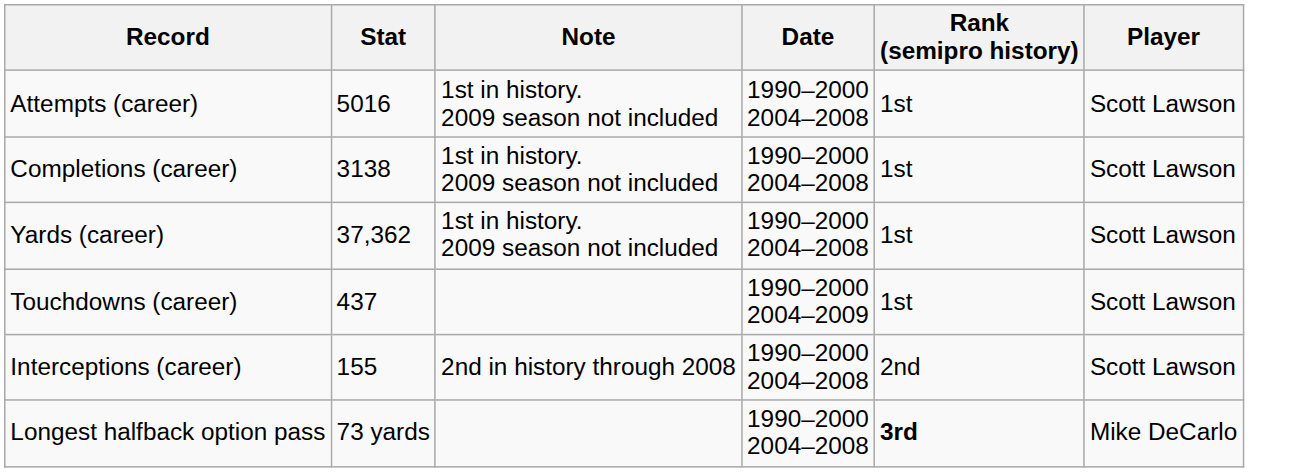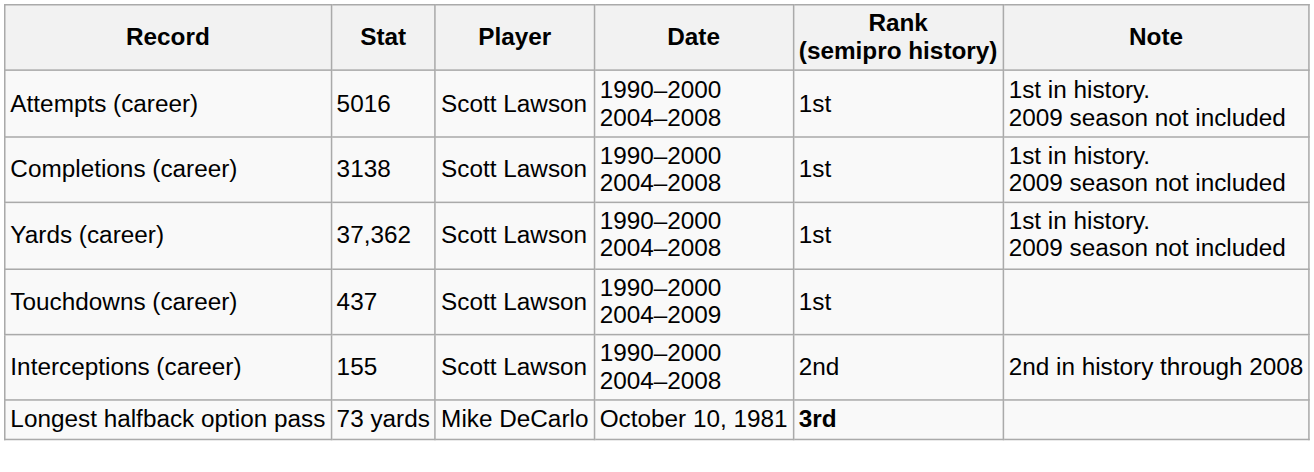columns swapped: (1164, 37) <-> (588, 37)
(808, 433) 1990–2000 2004–2008 -> (694, 419) October 10, 1981
